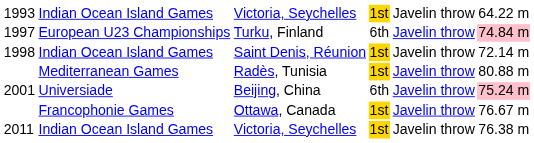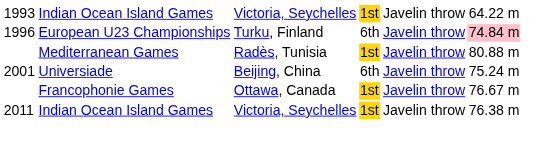(19, 32) 1997 -> (19, 32) 1996
- row: (126, 52)
(504, 91) pink background -> (494, 71) no background
